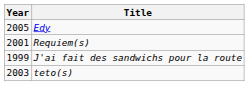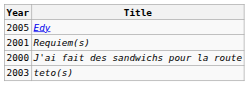(18, 58) 1999 -> (18, 58) 2000
